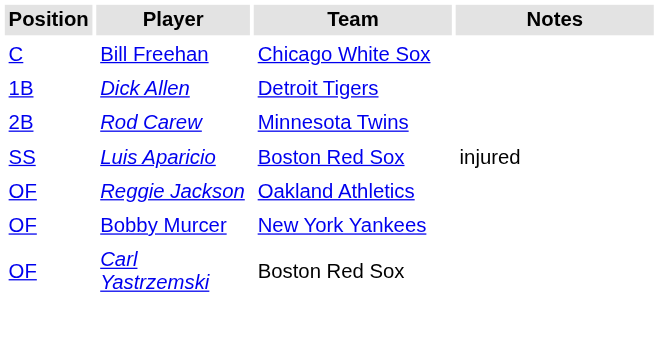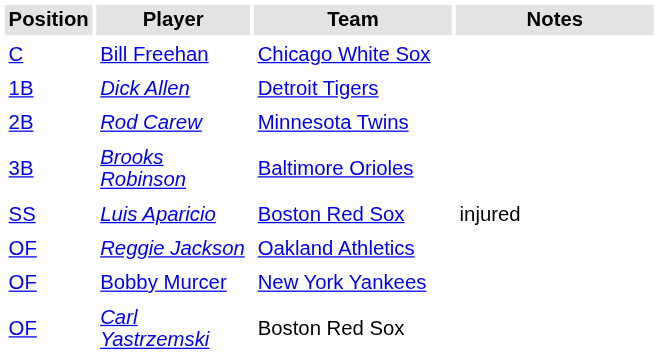+ row: (143, 168)
